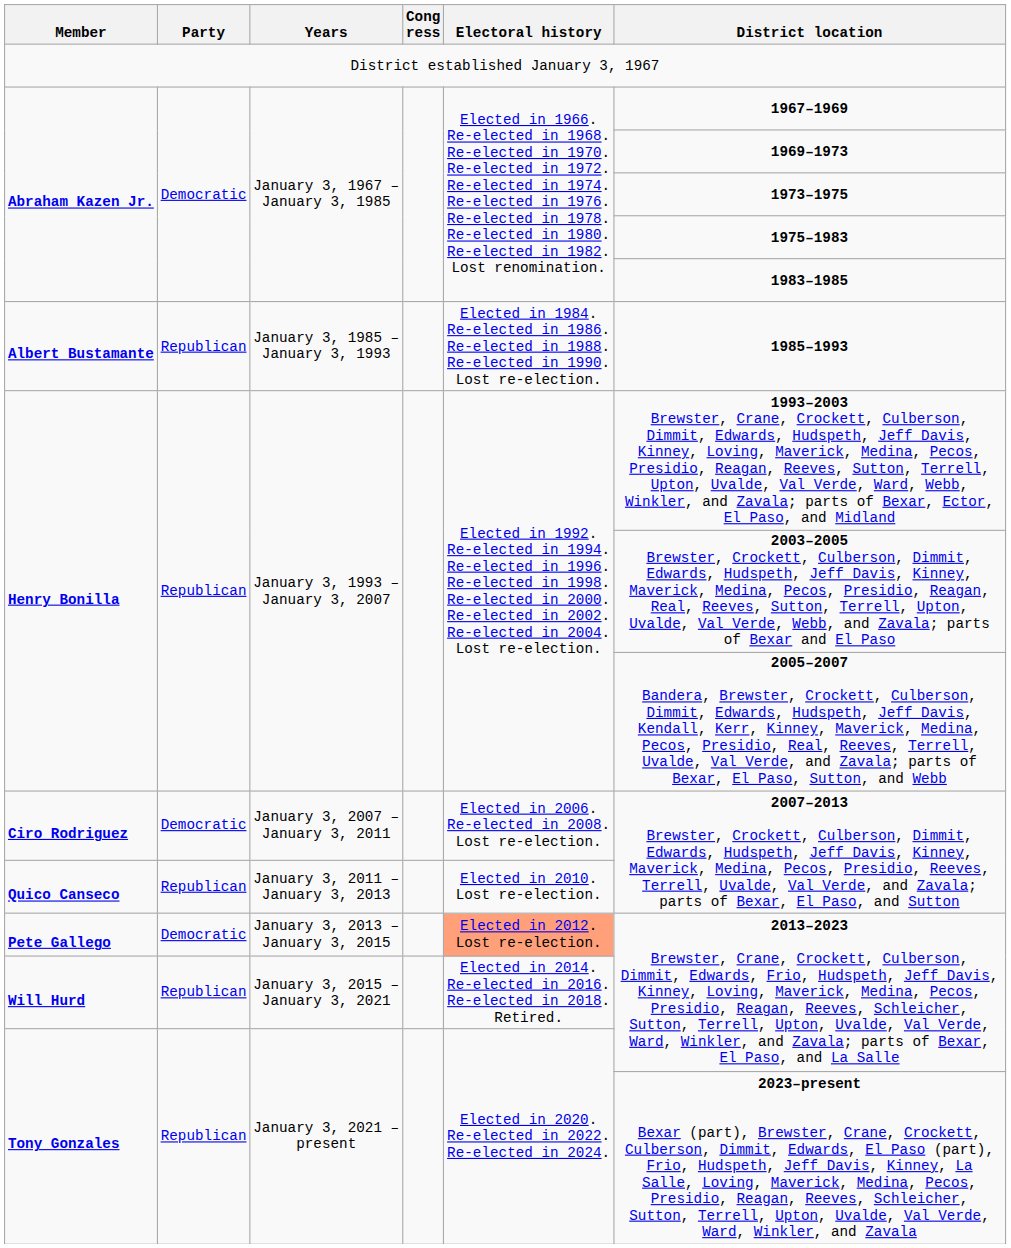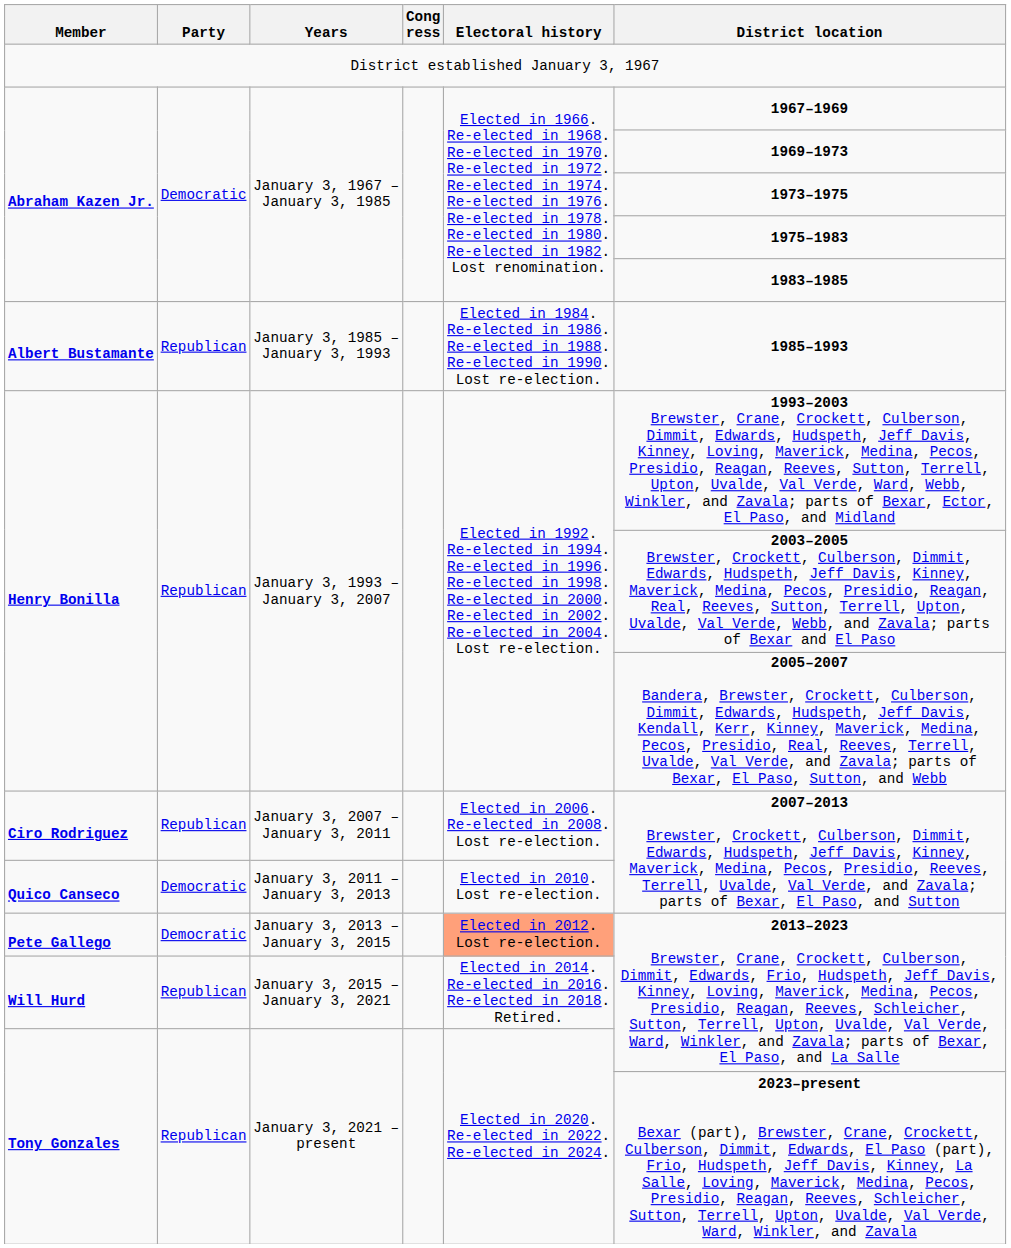(204, 826) Democratic -> (204, 826) Republican
(204, 887) Republican -> (204, 887) Democratic
